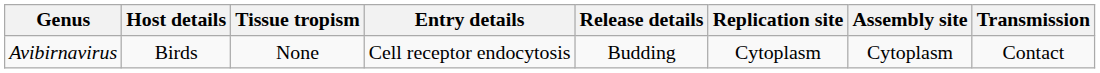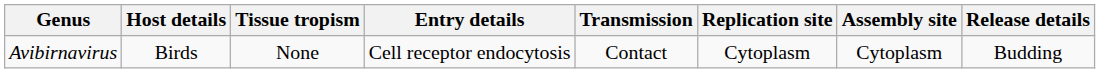columns swapped: (642, 20) <-> (1033, 20)
